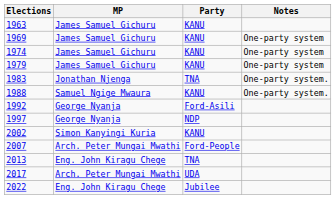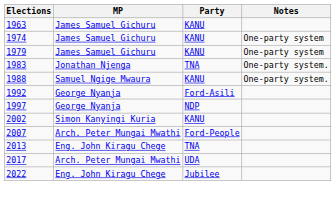- row: (16, 38)
